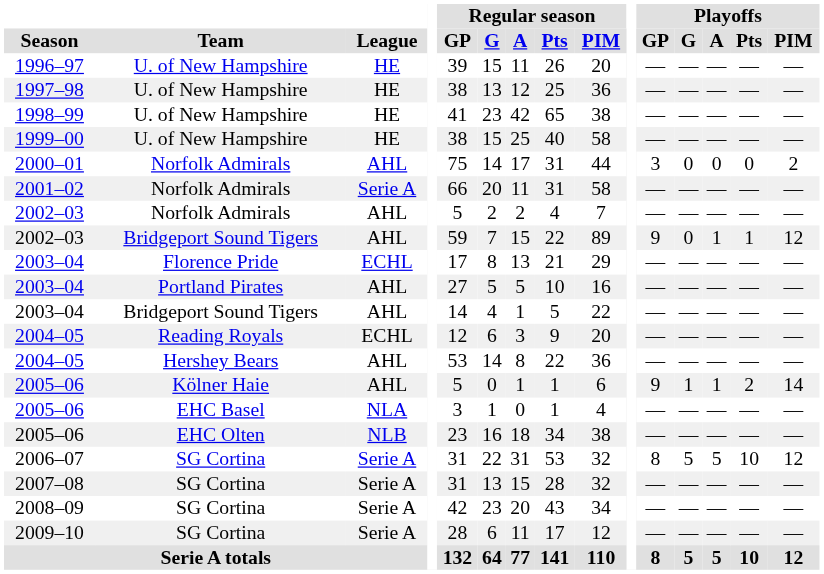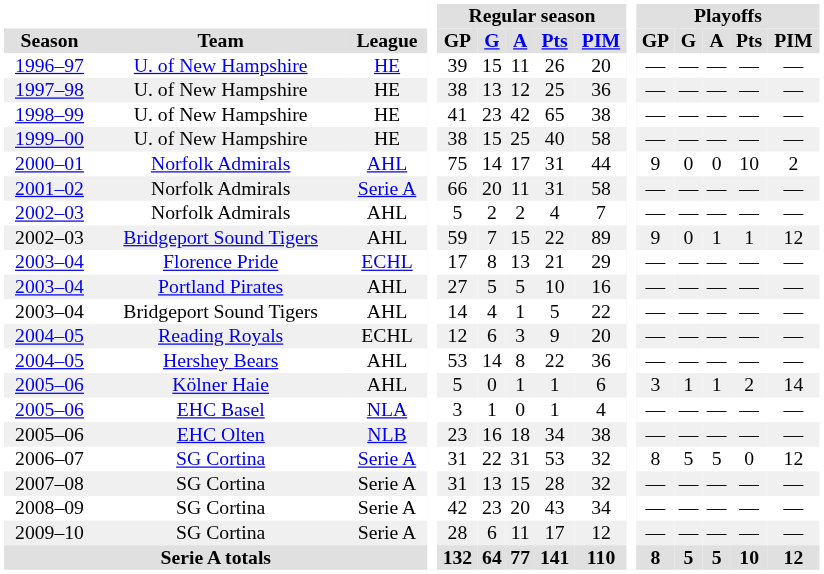(655, 163) 3 -> (655, 163) 9
(749, 163) 0 -> (749, 163) 10
(655, 385) 9 -> (655, 385) 3
(749, 458) 10 -> (749, 458) 0
